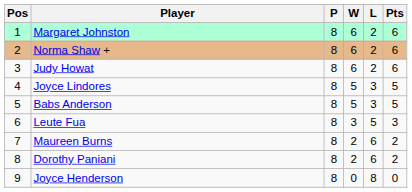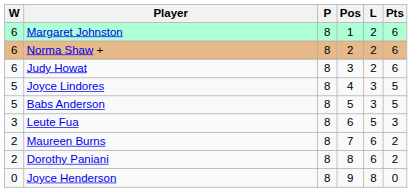columns swapped: (18, 13) <-> (354, 13)
